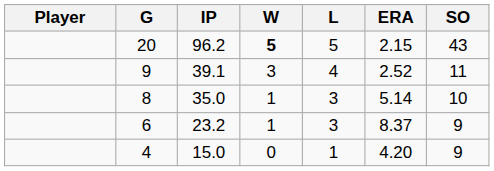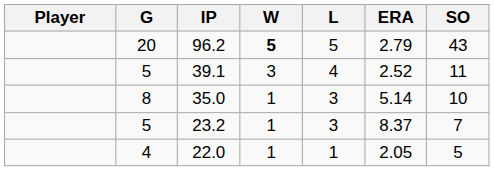(396, 44) 2.15 -> (396, 44) 2.79
(146, 71) 9 -> (146, 71) 5
(146, 125) 6 -> (146, 125) 5
(458, 125) 9 -> (458, 125) 7
+ row: (209, 152)
- row: (209, 152)
